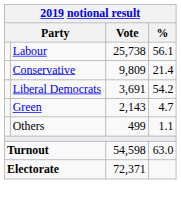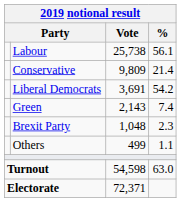(166, 107) 4.7 -> (166, 107) 7.4
+ row: (41, 126)
